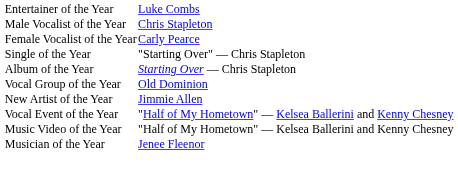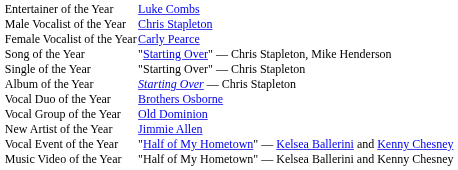+ row: (45, 54)
+ row: (58, 99)
- row: (55, 144)
